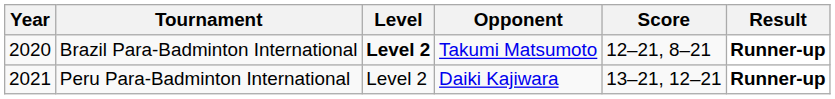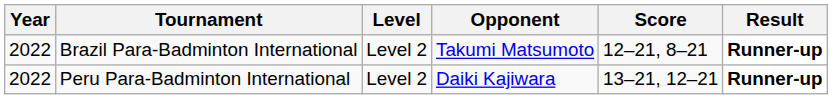(30, 50) 2020 -> (30, 50) 2022
(398, 50) bold -> (397, 50) normal
(30, 80) 2021 -> (30, 80) 2022
